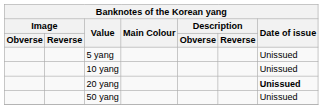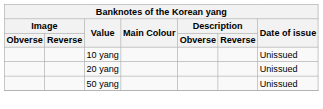- row: (100, 55)
(280, 84) bold -> (279, 69) normal
